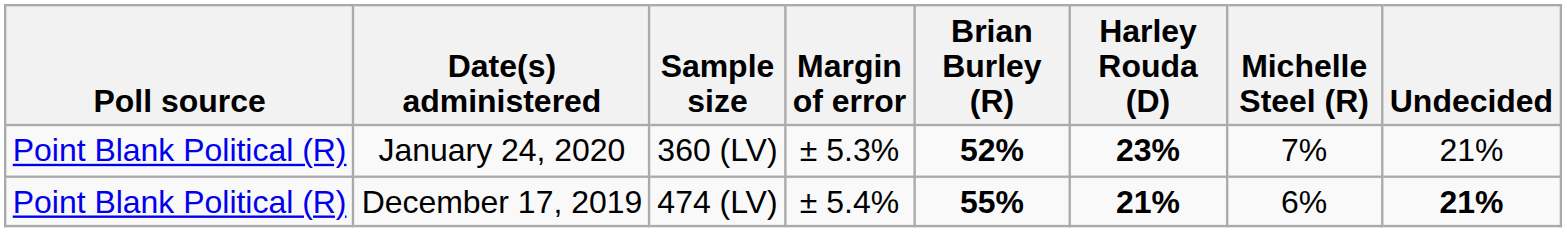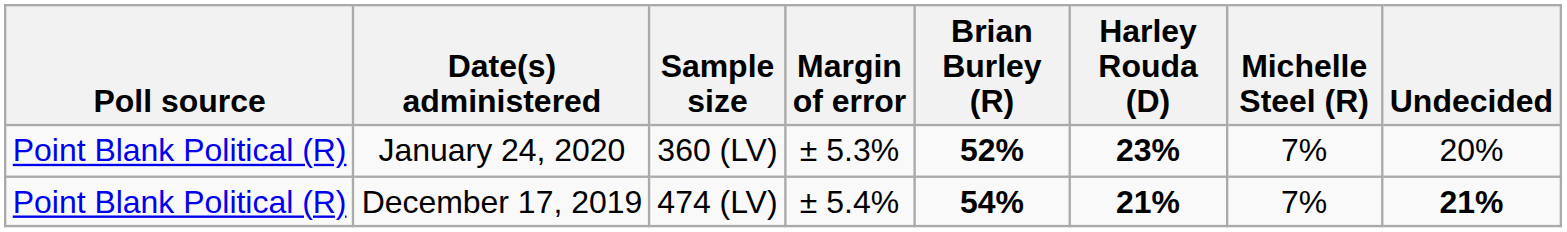(1471, 151) 21% -> (1471, 151) 20%
(992, 201) 55% -> (992, 201) 54%
(1304, 201) 6% -> (1304, 201) 7%
